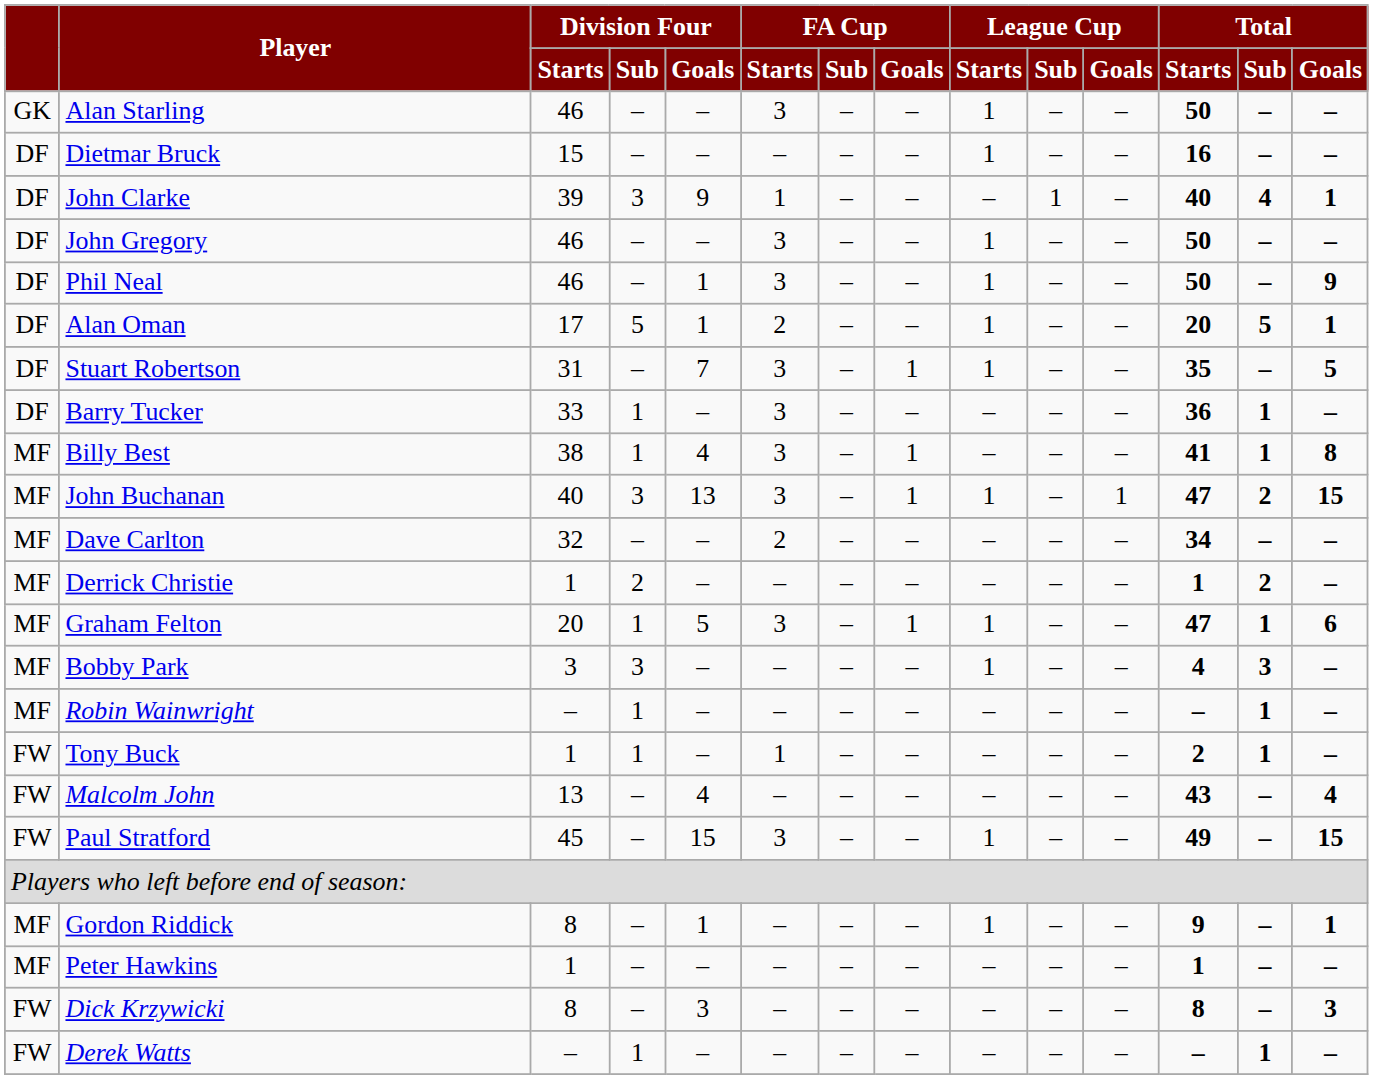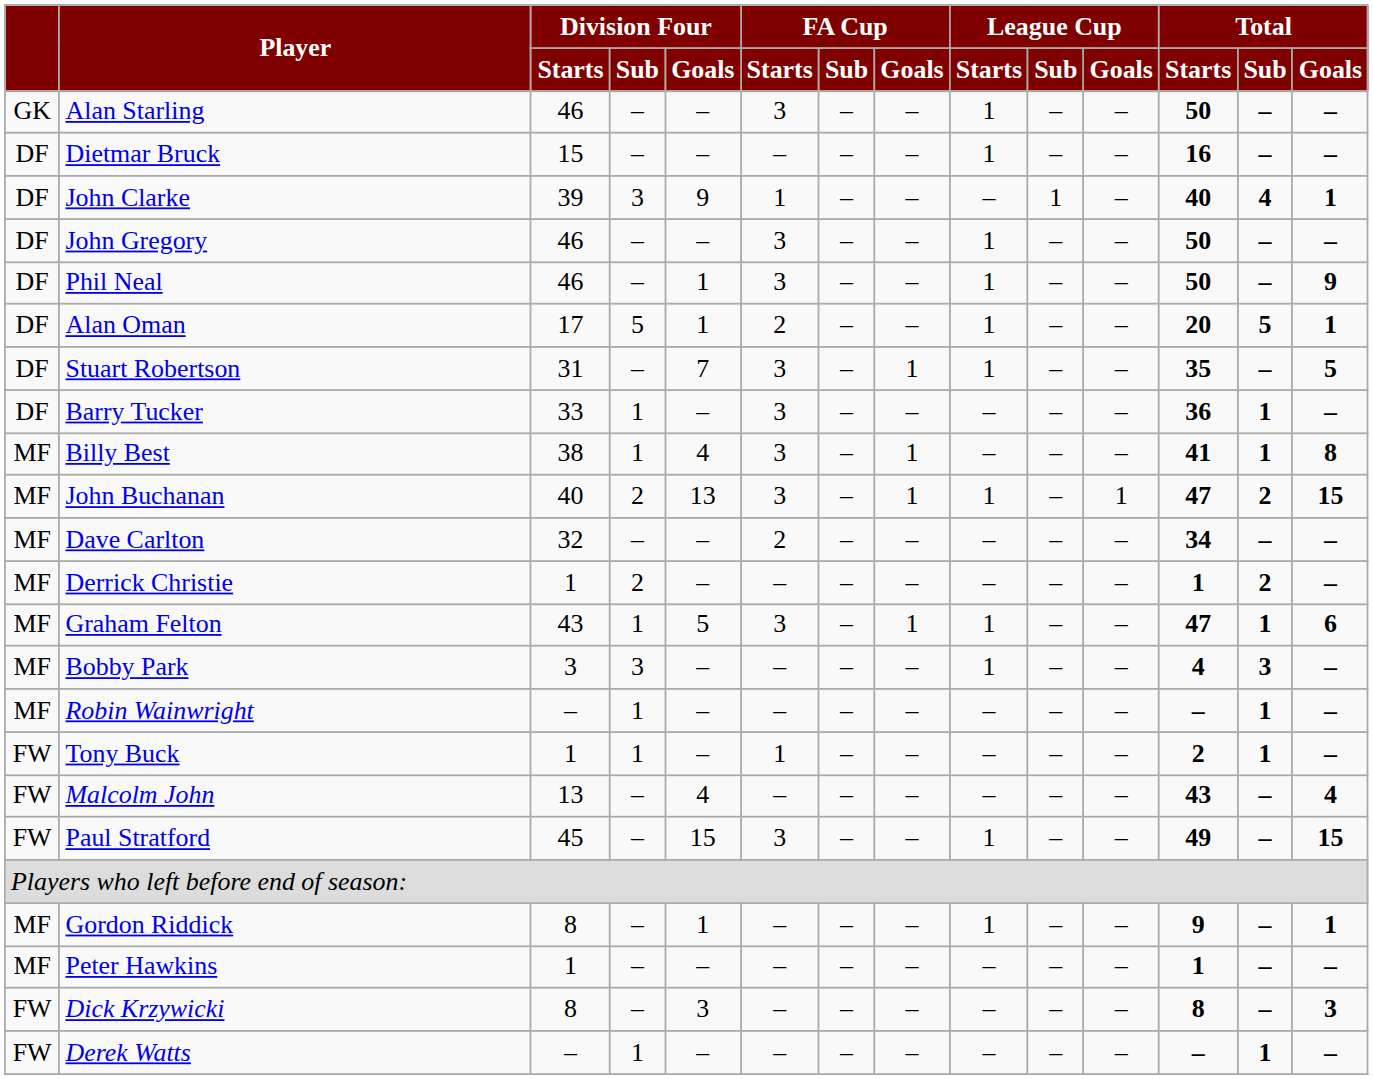(637, 496) 3 -> (637, 496) 2
(570, 624) 20 -> (570, 624) 43
